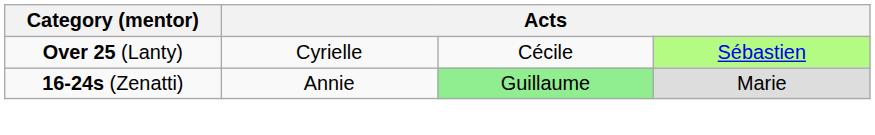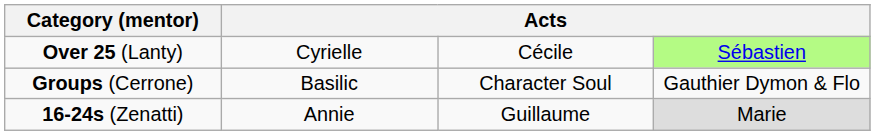+ row: (113, 84)
(545, 84) lightgreen background -> (545, 115) no background
